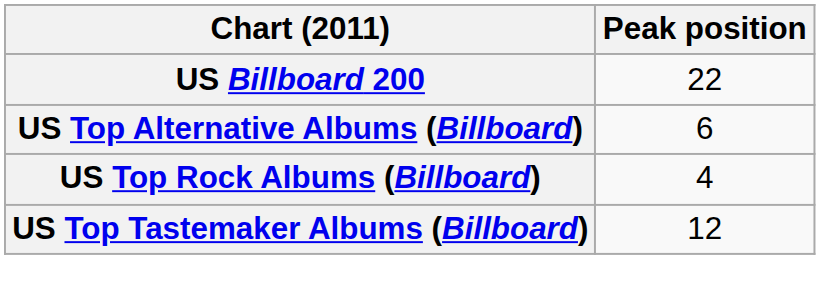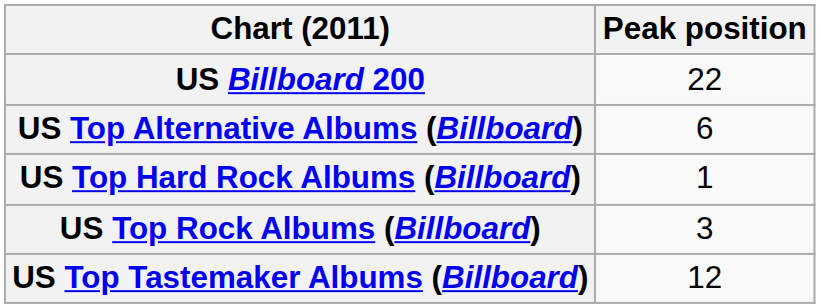+ row: (300, 178)
(705, 178) 4 -> (705, 228) 3
